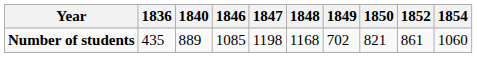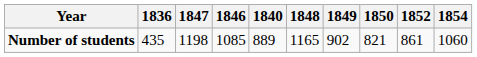columns swapped: (194, 16) <-> (268, 16)
(304, 40) 1168 -> (304, 40) 1165
(338, 40) 702 -> (338, 40) 902
